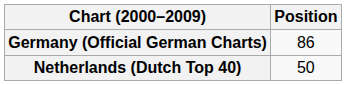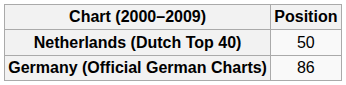rows swapped: (138, 42) <-> (138, 67)
